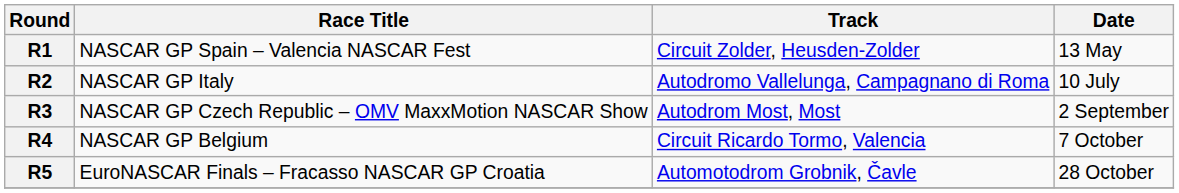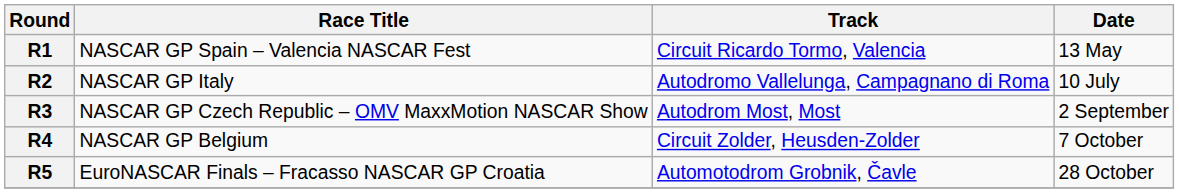(788, 50) Circuit Zolder, Heusden-Zolder -> (791, 50) Circuit Ricardo Tormo, Valencia
(791, 141) Circuit Ricardo Tormo, Valencia -> (788, 141) Circuit Zolder, Heusden-Zolder
